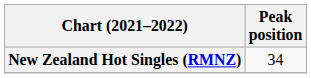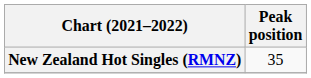(276, 60) 34 -> (276, 60) 35
